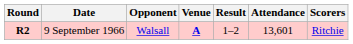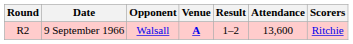(23, 30) bold -> (23, 30) normal
(278, 30) 13,601 -> (278, 30) 13,600
